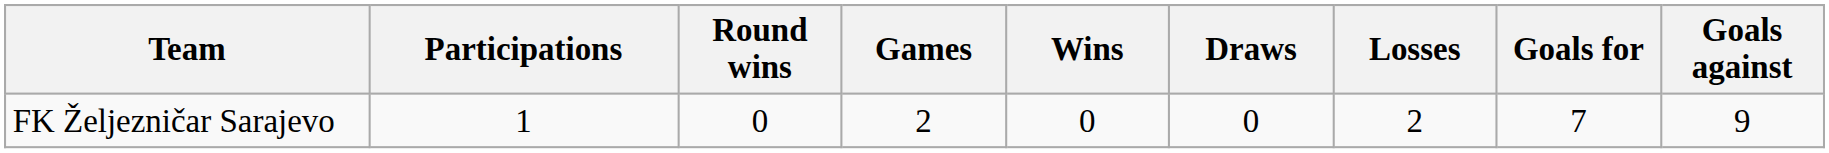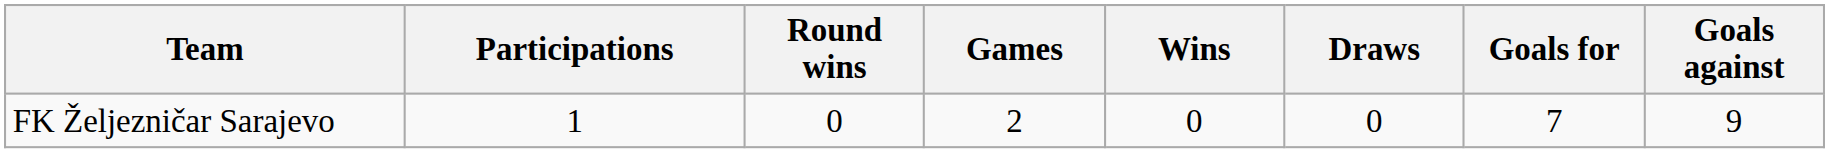- column: (1415, 49)
